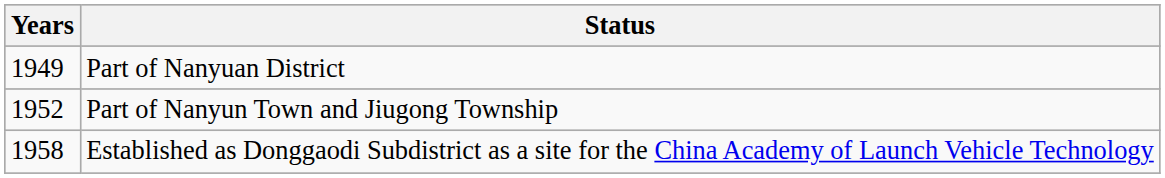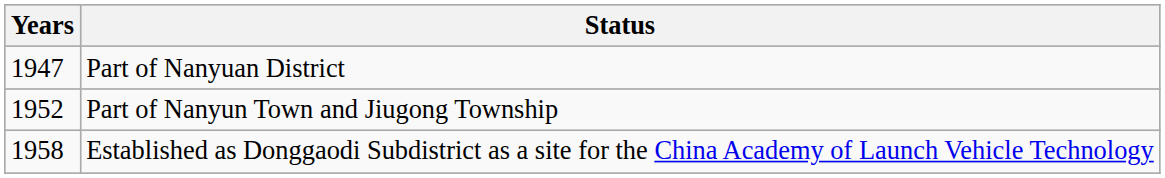(37, 67) 1949 -> (37, 67) 1947
